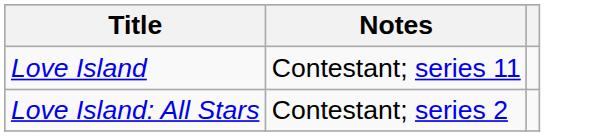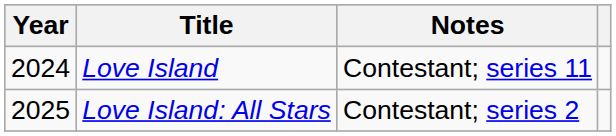+ column: (40, 25)
